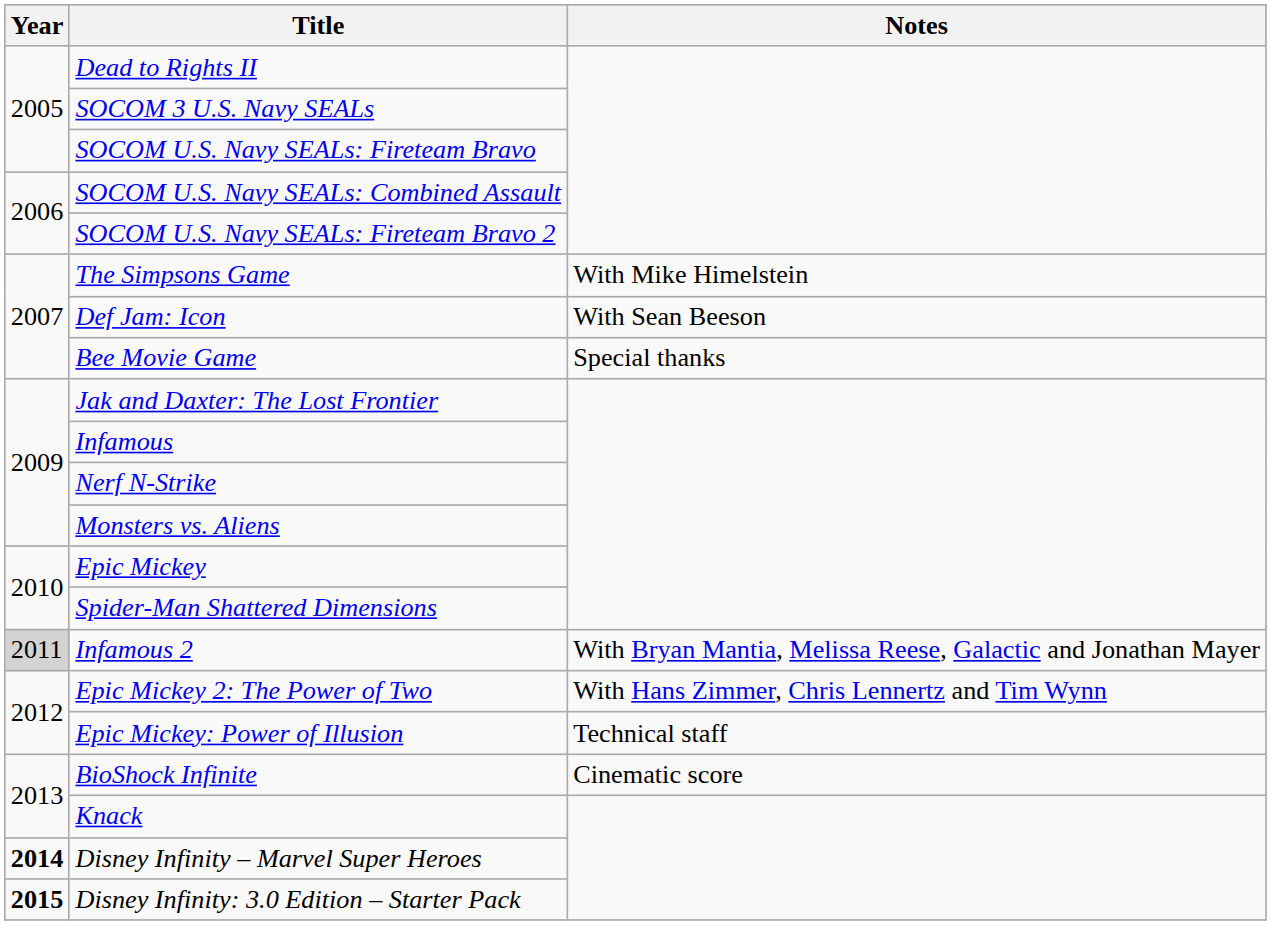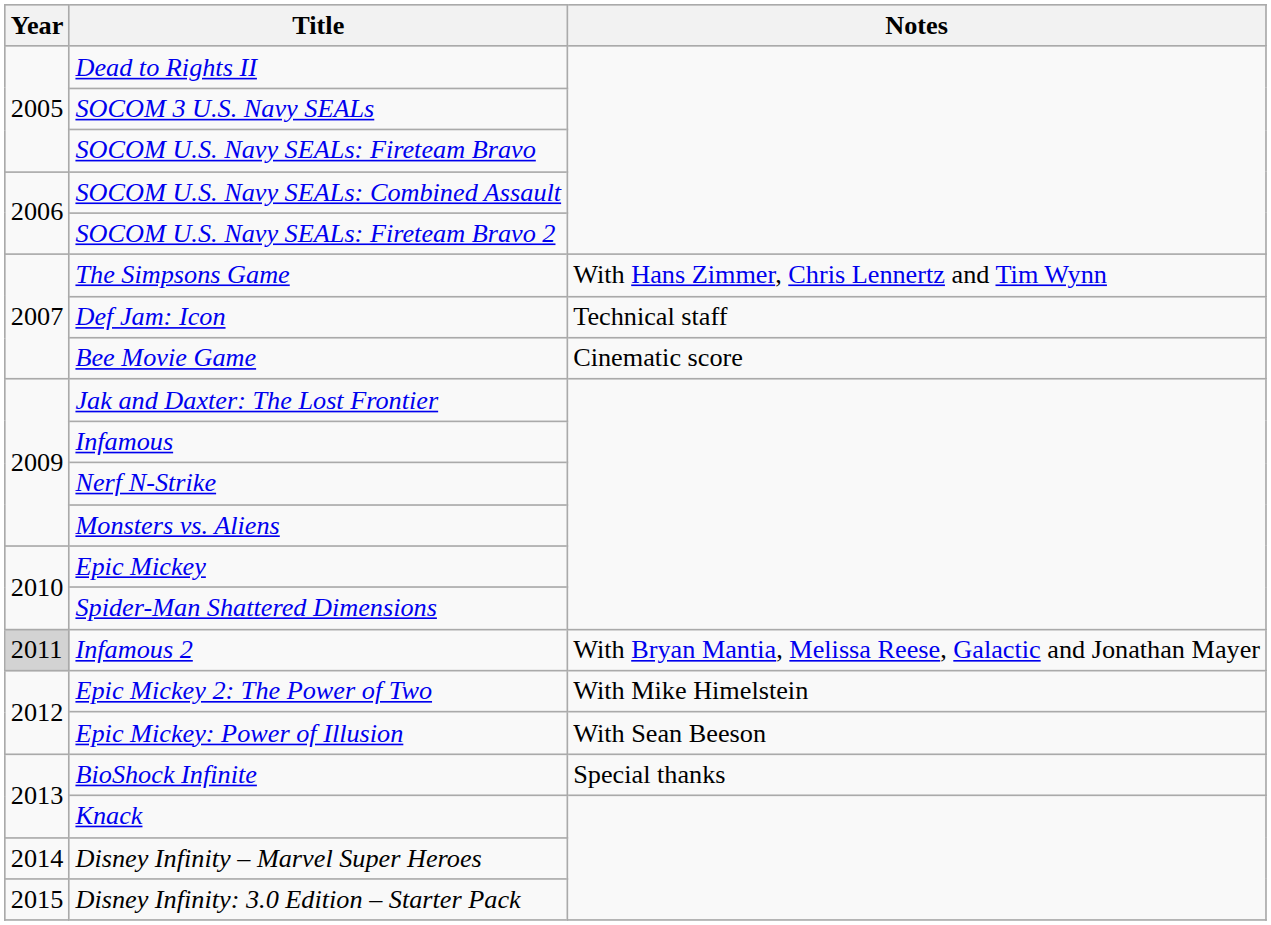(691, 274) With Mike Himelstein -> (840, 274) With Hans Zimmer, Chris Lennertz and Tim Wynn
(670, 316) With Sean Beeson -> (650, 316) Technical staff
(649, 358) Special thanks -> (658, 358) Cinematic score
(840, 691) With Hans Zimmer, Chris Lennertz and Tim Wynn -> (691, 691) With Mike Himelstein
(650, 732) Technical staff -> (670, 732) With Sean Beeson
(658, 774) Cinematic score -> (649, 774) Special thanks
(37, 857) bold -> (37, 857) normal
(37, 899) bold -> (37, 899) normal
